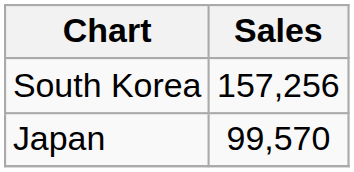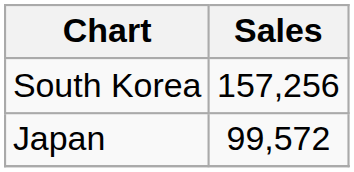(278, 138) 99,570 -> (278, 138) 99,572
